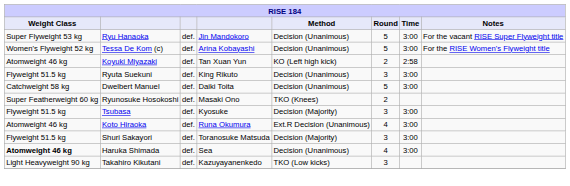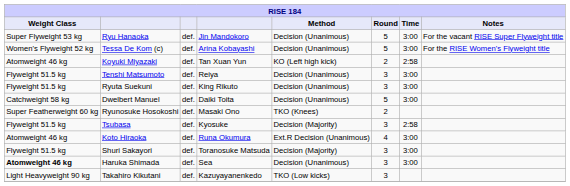+ row: (133, 74)
(410, 112) 3:00 -> (410, 124) 2:58
(386, 150) 4 -> (386, 162) 3
